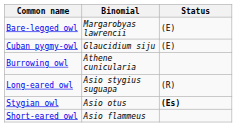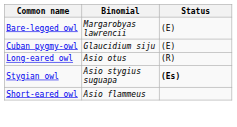- row: (37, 63)
(112, 85) Asio stygius suguapa -> (105, 59) Asio otus
(105, 103) Asio otus -> (112, 76) Asio stygius suguapa
